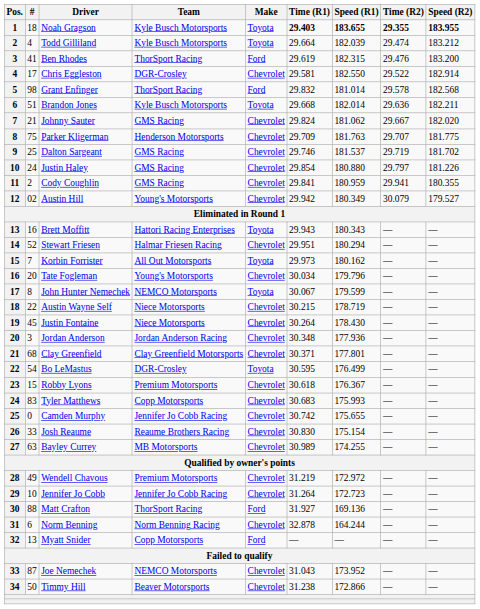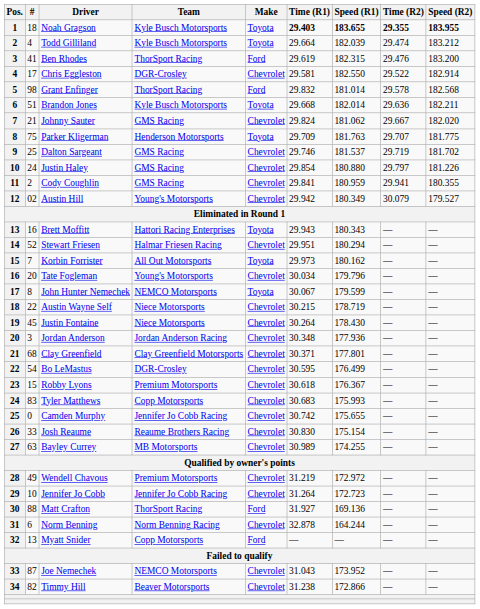(266, 136) Chevrolet -> (261, 136) Toyota
(261, 369) Toyota -> (266, 369) Chevrolet
(32, 587) 50 -> (32, 587) 82
